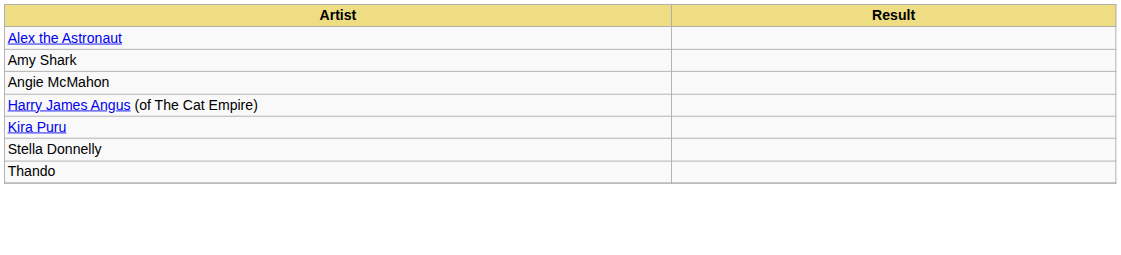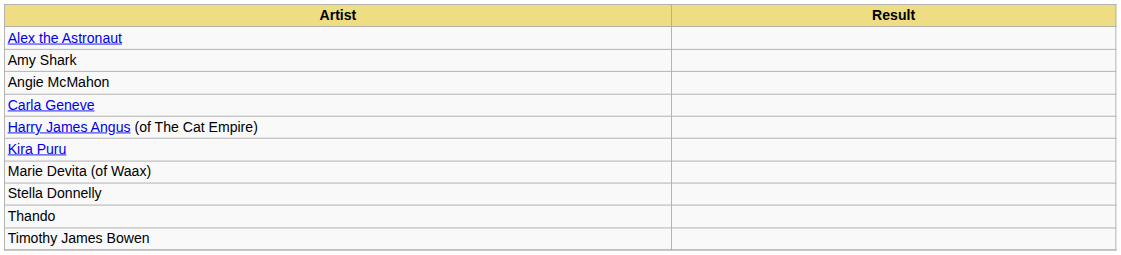+ row: (51, 104)
+ row: (79, 171)
+ row: (79, 238)
